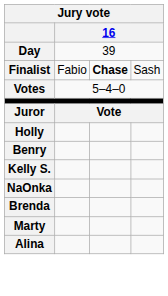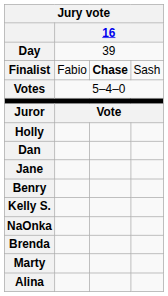+ row: (29, 150)
+ row: (29, 169)
